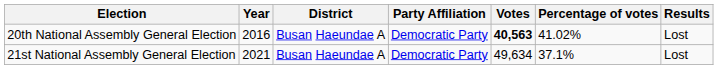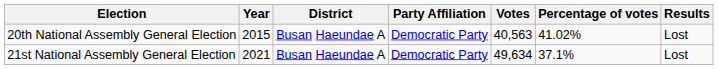(256, 34) 2016 -> (256, 34) 2015
(513, 34) bold -> (513, 34) normal
